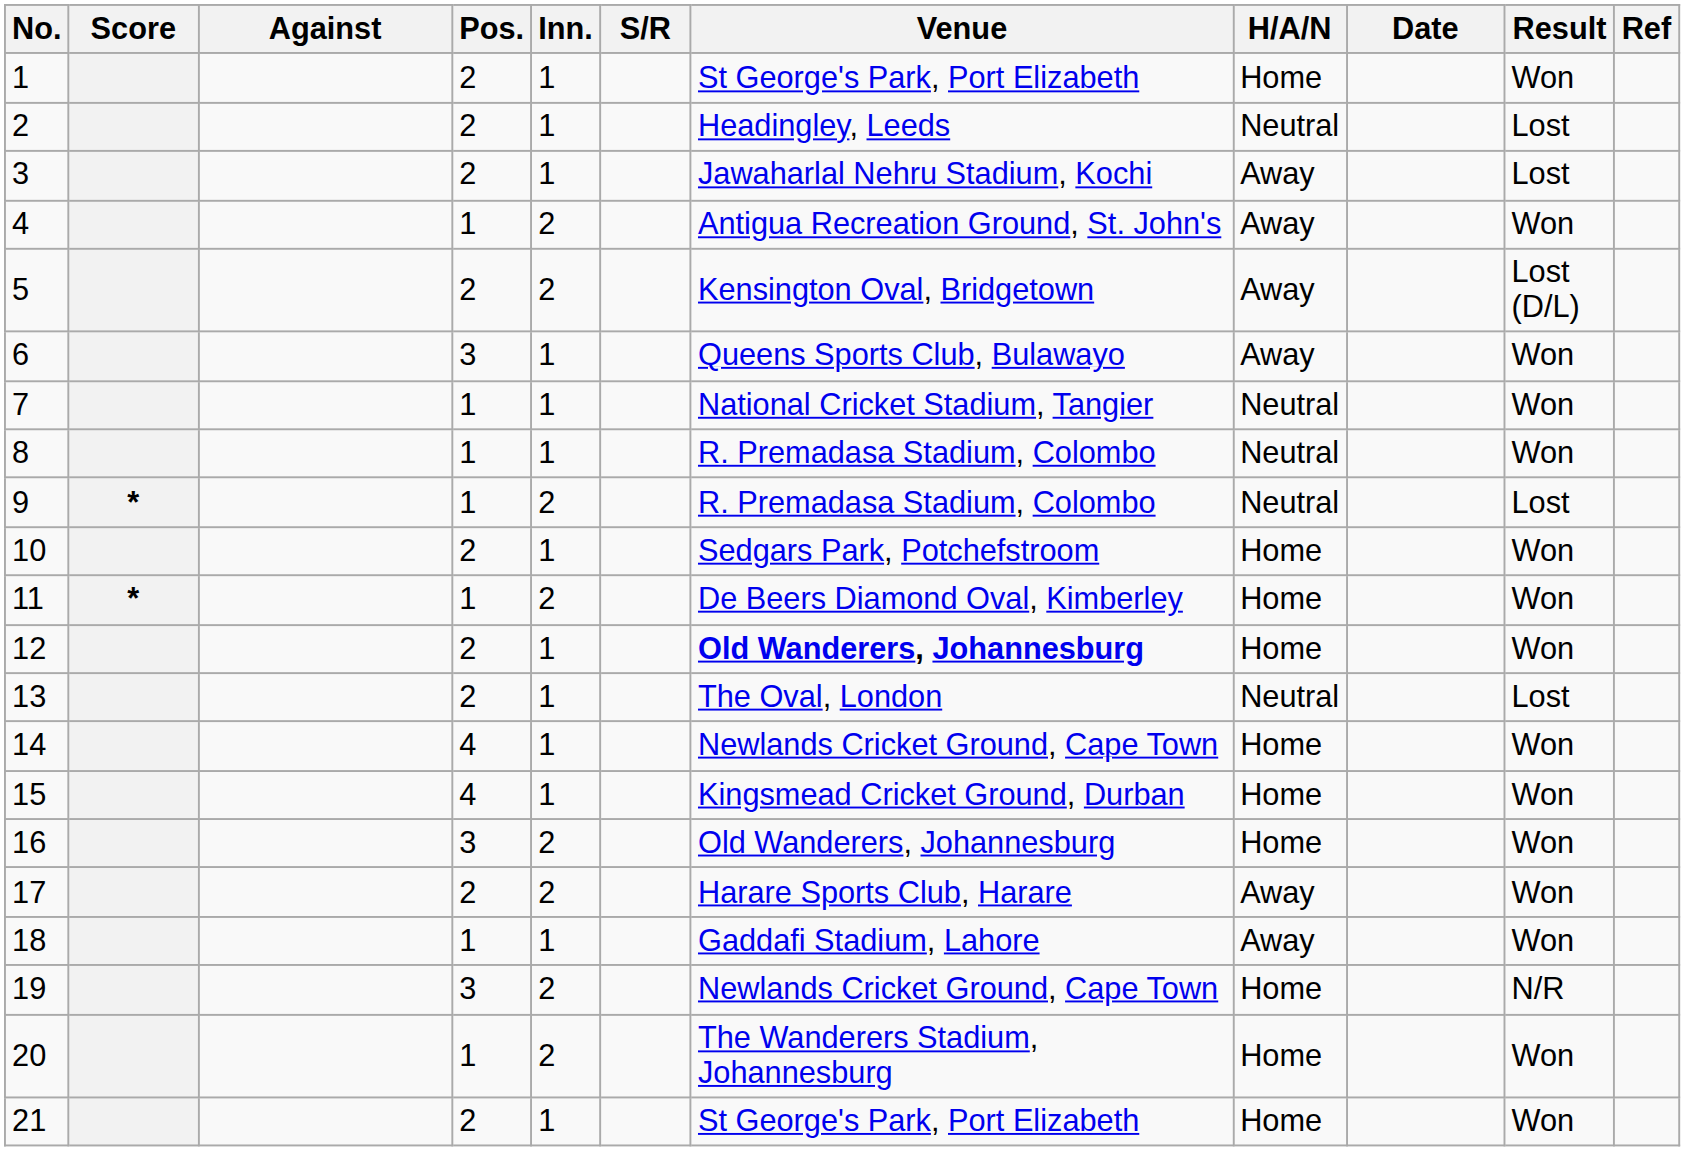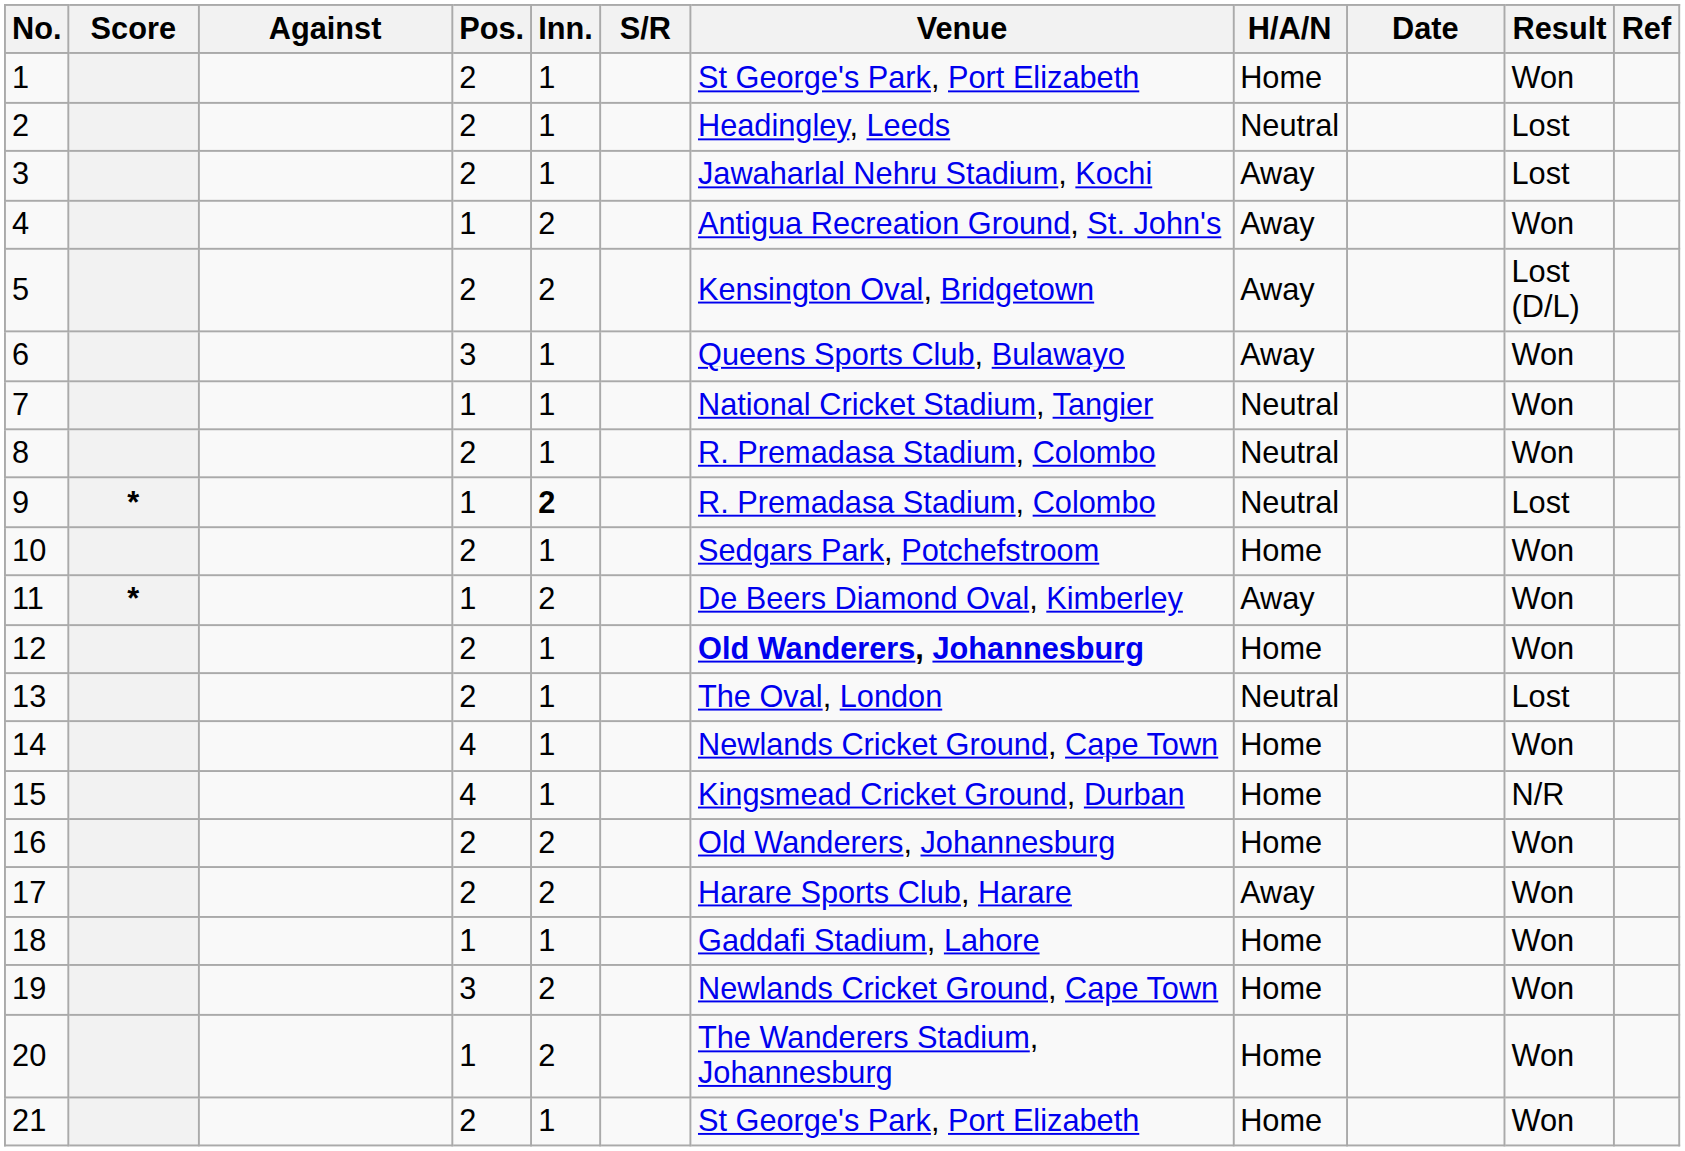(468, 453) 1 -> (468, 453) 2
(547, 501) normal -> (547, 501) bold
(1281, 599) Home -> (1277, 599) Away
(1543, 794) Won -> (1538, 794) N/R
(468, 842) 3 -> (468, 842) 2
(1277, 940) Away -> (1281, 940) Home
(1538, 989) N/R -> (1543, 989) Won
